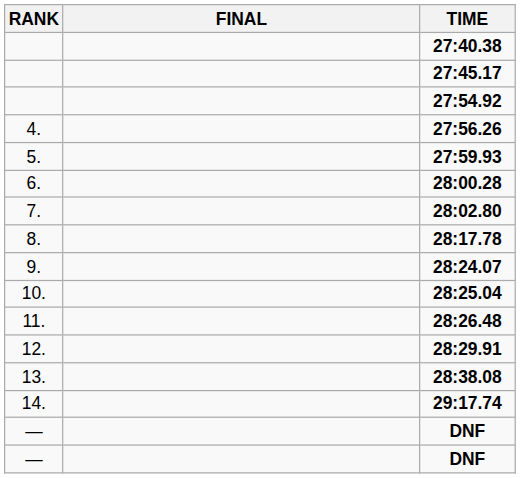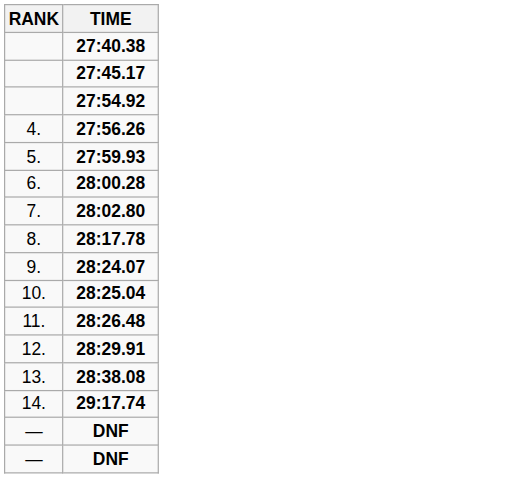- column: (241, 19)
